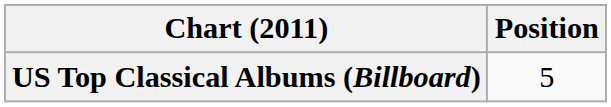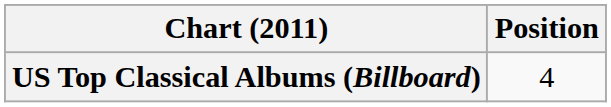(547, 76) 5 -> (547, 76) 4
